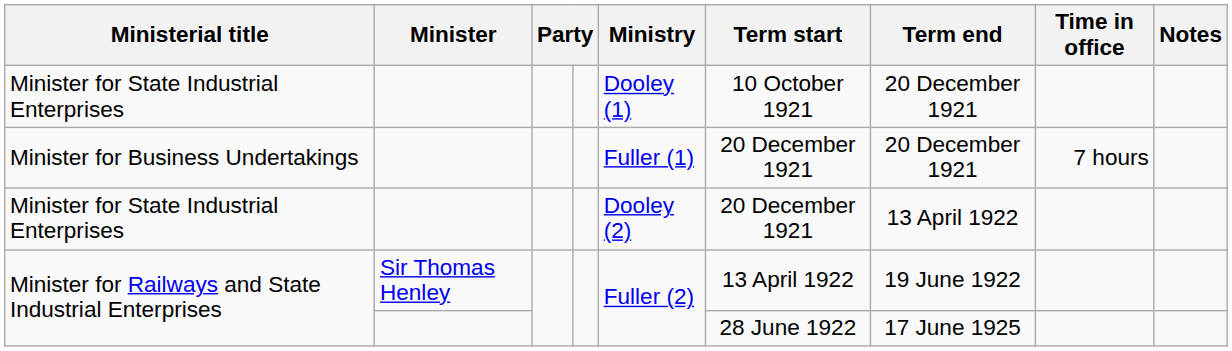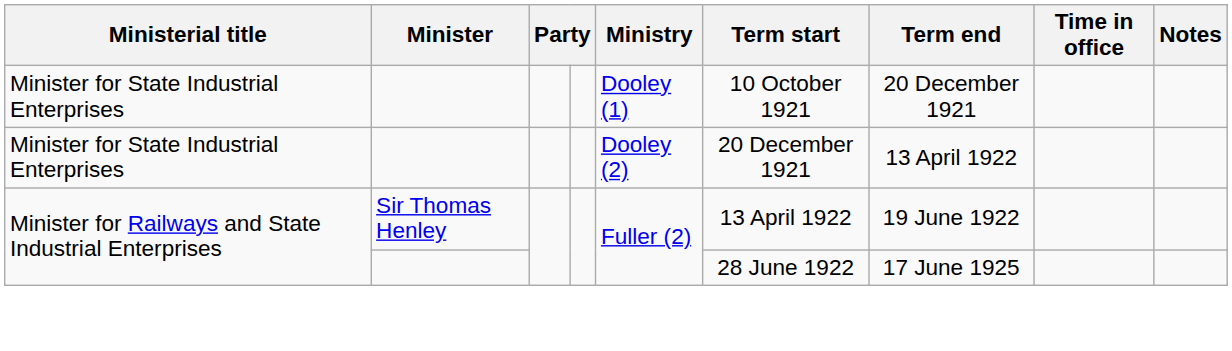- row: (184, 157)
